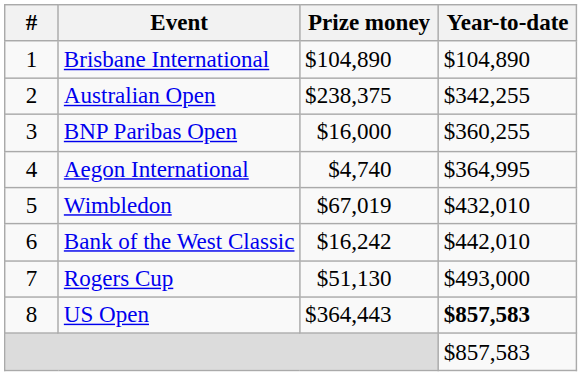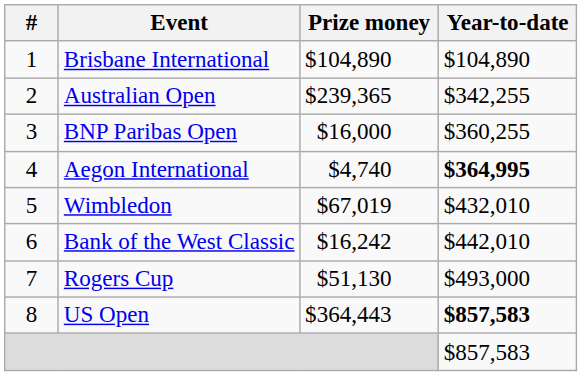(348, 95) $238,375 -> (348, 95) $239,365
(487, 168) normal -> (487, 168) bold
